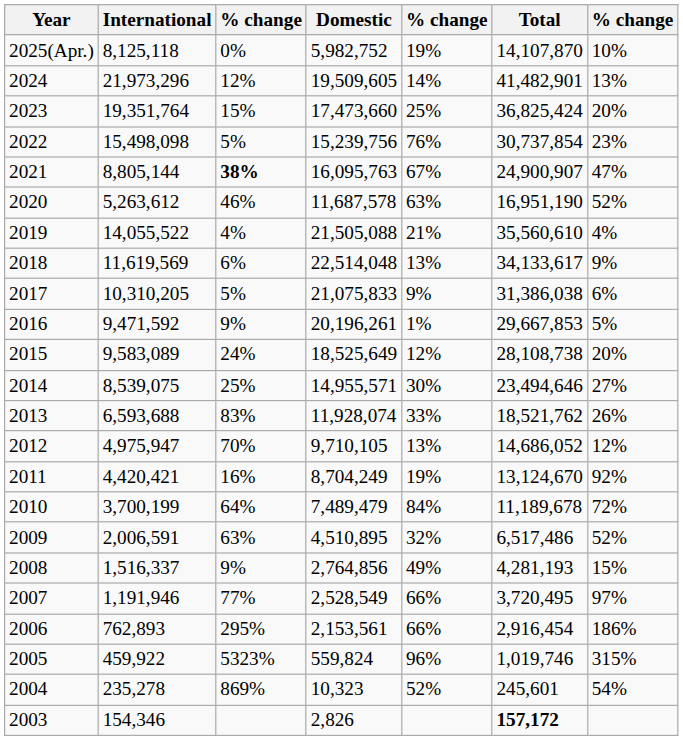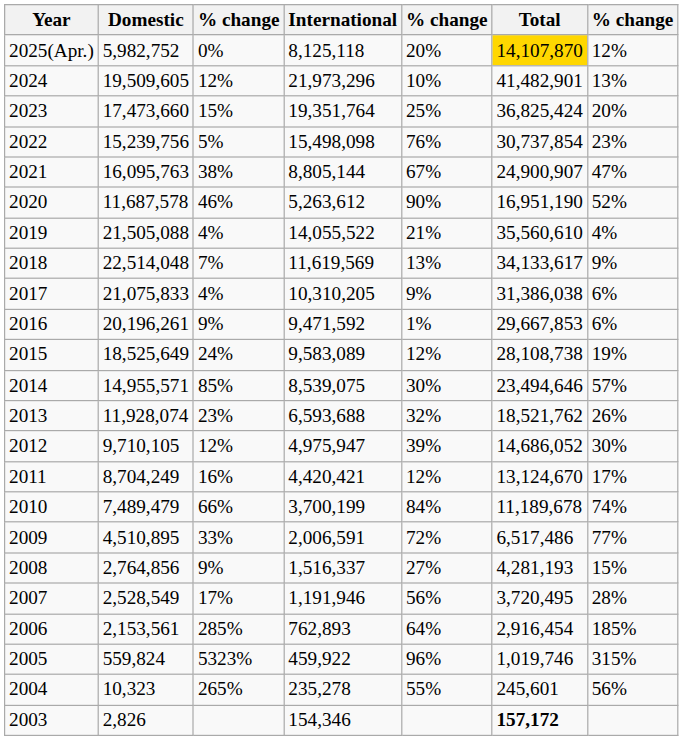columns swapped: (354, 19) <-> (157, 19)
(424, 50) 19% -> (424, 50) 20%
(540, 50) no background -> (540, 50) gold background
(609, 50) 10% -> (609, 50) 12%
(424, 80) 14% -> (424, 80) 10%
(240, 171) bold -> (216, 171) normal
(424, 202) 63% -> (424, 202) 90%
(233, 263) 6% -> (211, 263) 7%
(233, 293) 5% -> (211, 293) 4%
(605, 324) 5% -> (605, 324) 6%
(609, 354) 20% -> (609, 354) 19%
(238, 385) 25% -> (216, 385) 85%
(609, 385) 27% -> (609, 385) 57%
(238, 415) 83% -> (216, 415) 23%
(424, 415) 33% -> (424, 415) 32%
(238, 446) 70% -> (216, 446) 12%
(424, 446) 13% -> (424, 446) 39%
(609, 446) 12% -> (609, 446) 30%
(424, 476) 19% -> (424, 476) 12%
(609, 476) 92% -> (609, 476) 17%
(238, 506) 64% -> (216, 506) 66%
(609, 506) 72% -> (609, 506) 74%
(238, 537) 63% -> (216, 537) 33%
(424, 537) 32% -> (424, 537) 72%
(609, 537) 52% -> (609, 537) 77%
(424, 567) 49% -> (424, 567) 27%
(238, 598) 77% -> (216, 598) 17%
(424, 598) 66% -> (424, 598) 56%
(609, 598) 97% -> (609, 598) 28%
(243, 628) 295% -> (220, 628) 285%
(424, 628) 66% -> (424, 628) 64%
(614, 628) 186% -> (614, 628) 185%
(243, 689) 869% -> (220, 689) 265%
(424, 689) 52% -> (424, 689) 55%
(609, 689) 54% -> (609, 689) 56%
